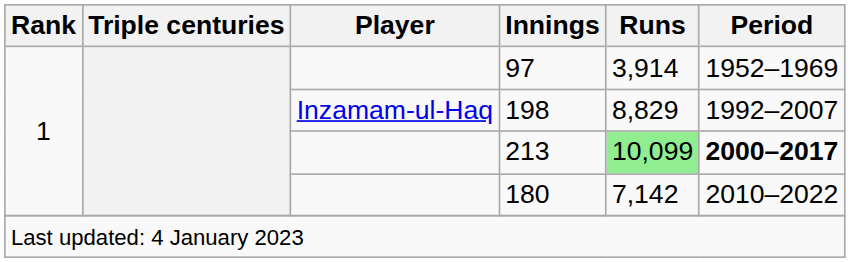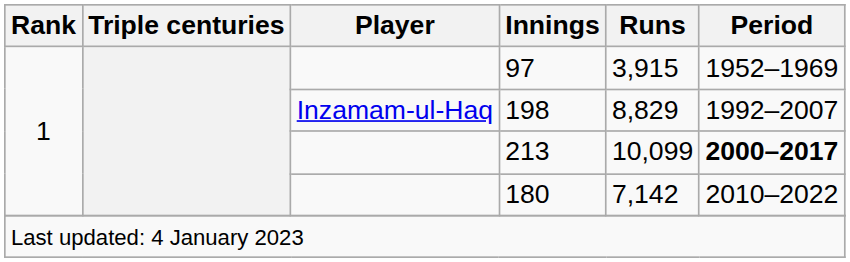(645, 67) 3,914 -> (645, 67) 3,915
(653, 151) lightgreen background -> (653, 151) no background
